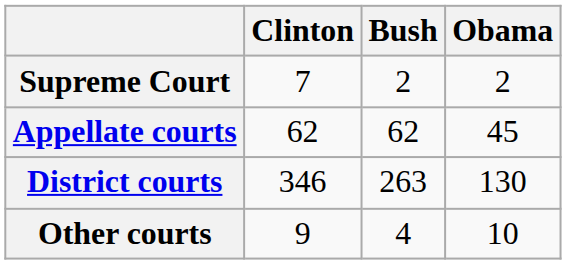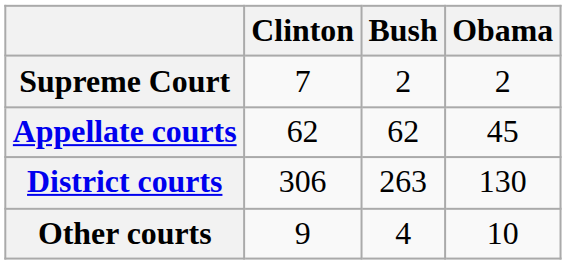(303, 182) 346 -> (303, 182) 306
